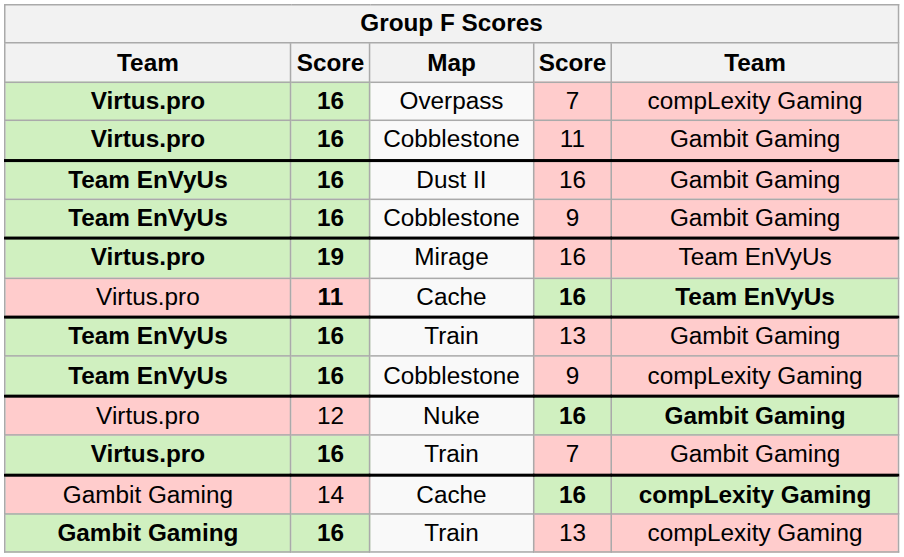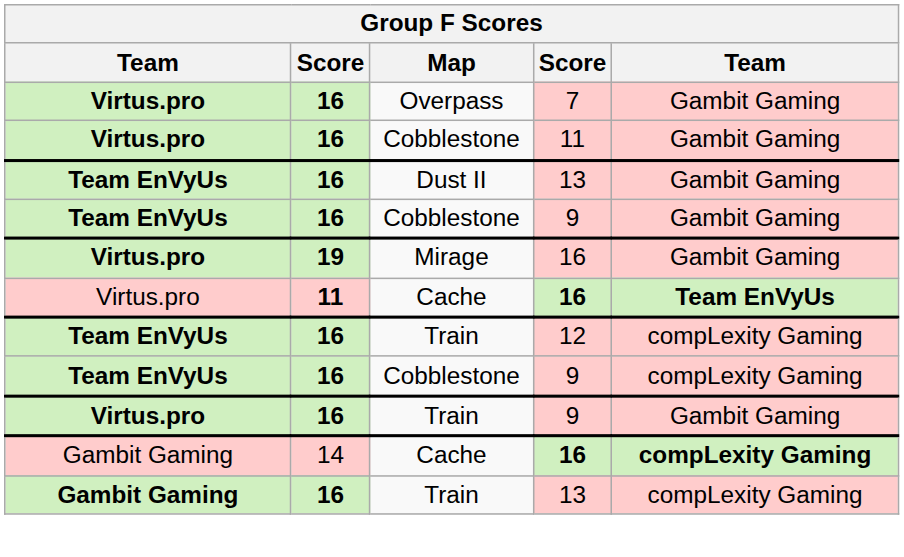(755, 100) compLexity Gaming -> (755, 100) Gambit Gaming
(572, 179) 16 -> (572, 179) 13
(755, 258) Team EnVyUs -> (755, 258) Gambit Gaming
(572, 336) 13 -> (572, 336) 12
(755, 336) Gambit Gaming -> (755, 336) compLexity Gaming
- row: (148, 415)
(573, 454) 7 -> (573, 415) 9
